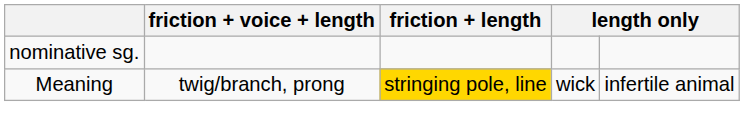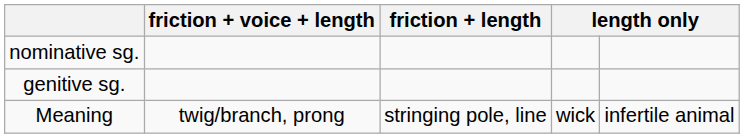+ row: (74, 84)
(465, 84) gold background -> (465, 116) no background
